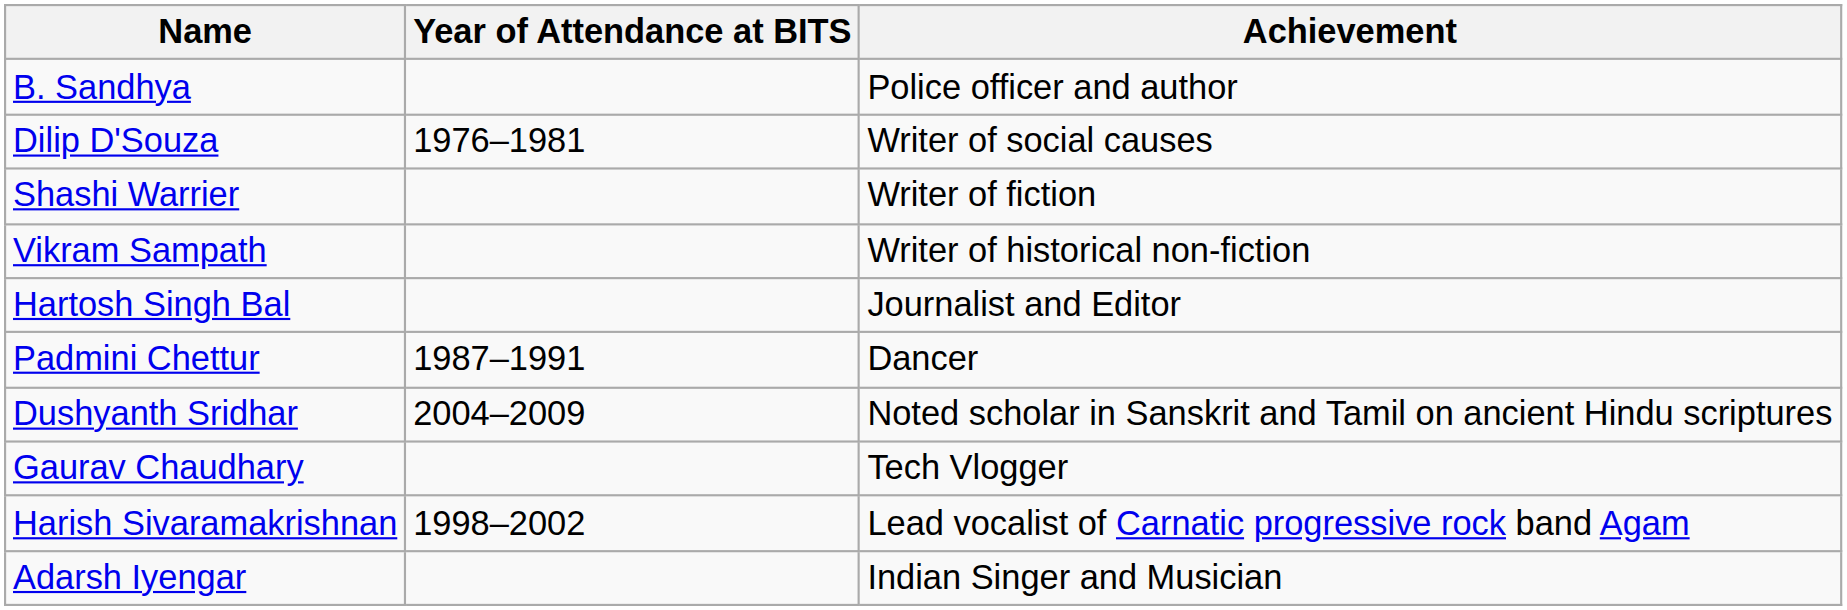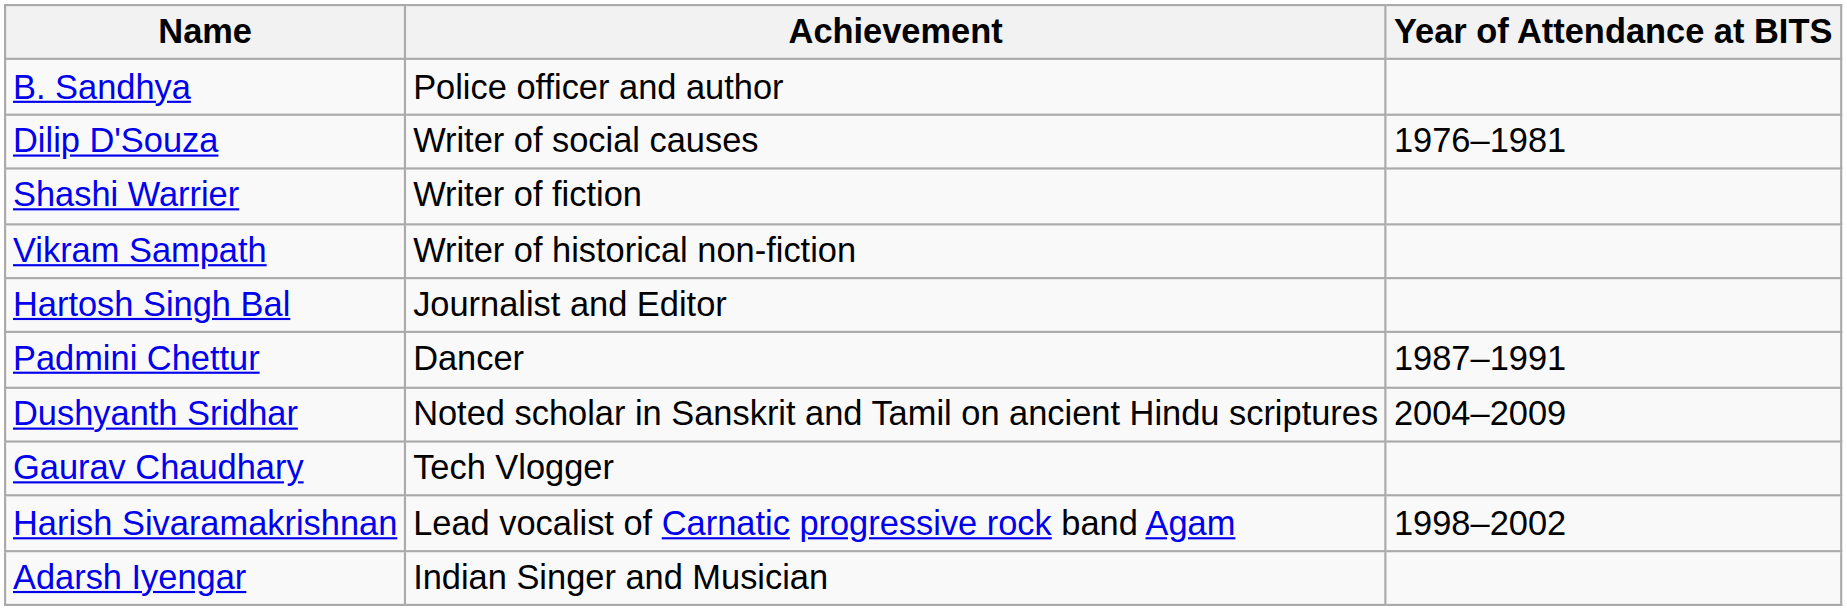columns swapped: (1350, 31) <-> (632, 31)
